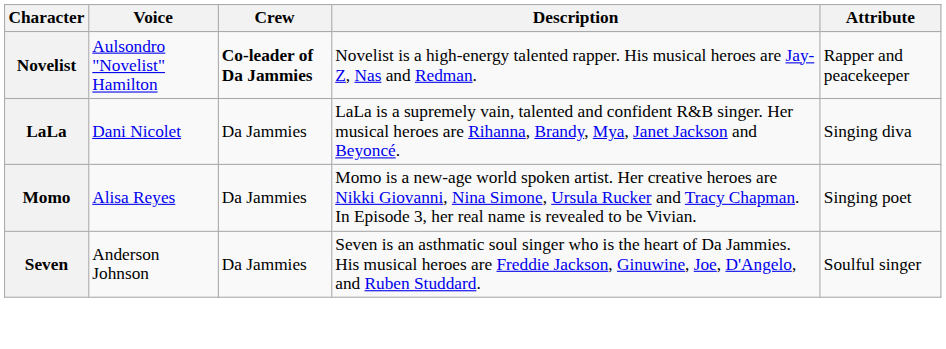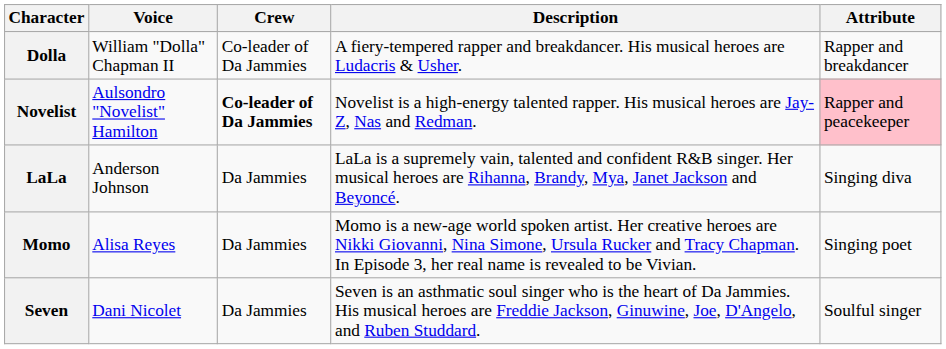+ row: (46, 55)
(867, 65) no background -> (867, 111) pink background
(137, 131) Dani Nicolet -> (126, 178) Anderson Johnson
(126, 263) Anderson Johnson -> (137, 310) Dani Nicolet
